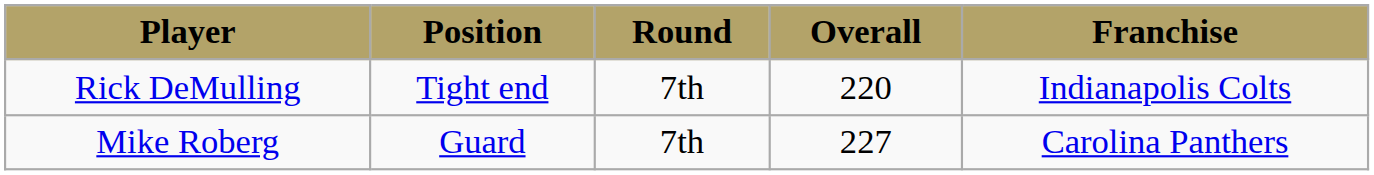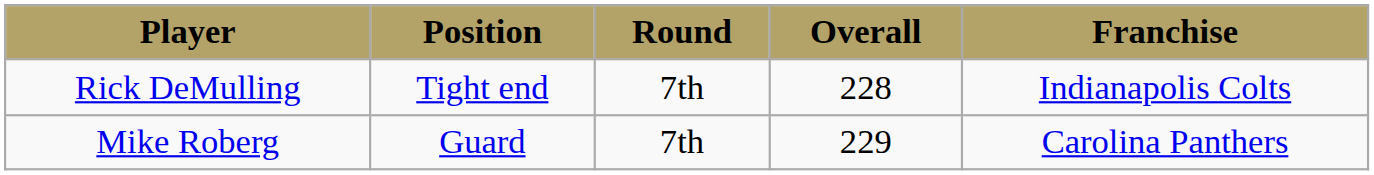(866, 86) 220 -> (866, 86) 228
(866, 141) 227 -> (866, 141) 229
